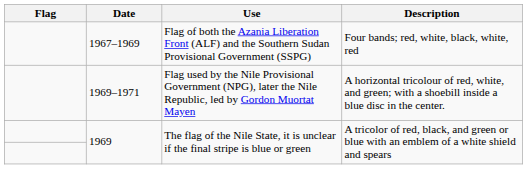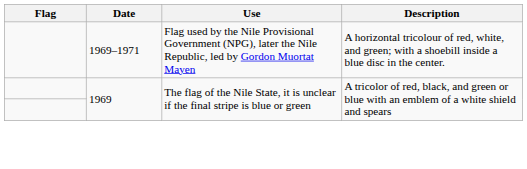- row: (114, 43)
